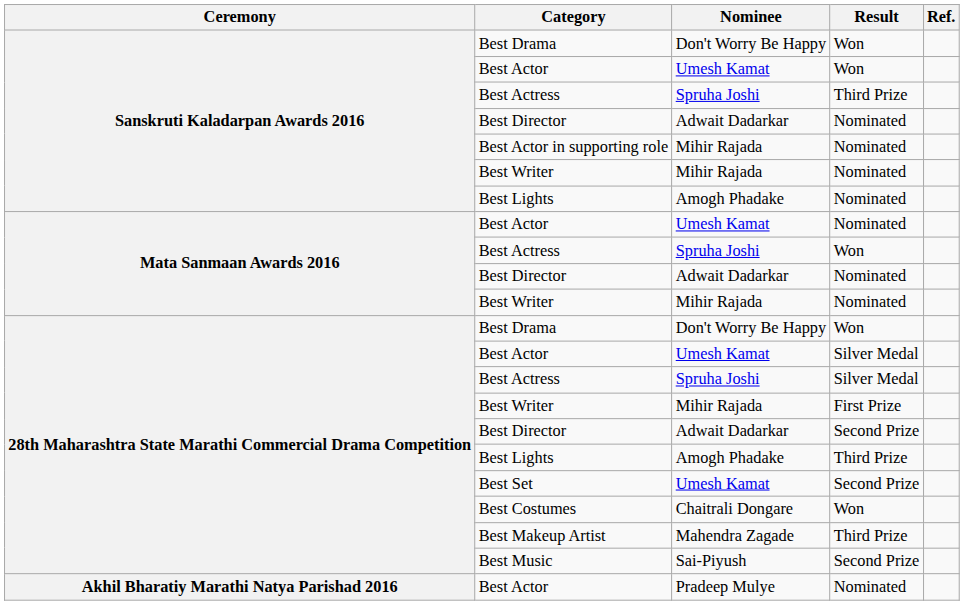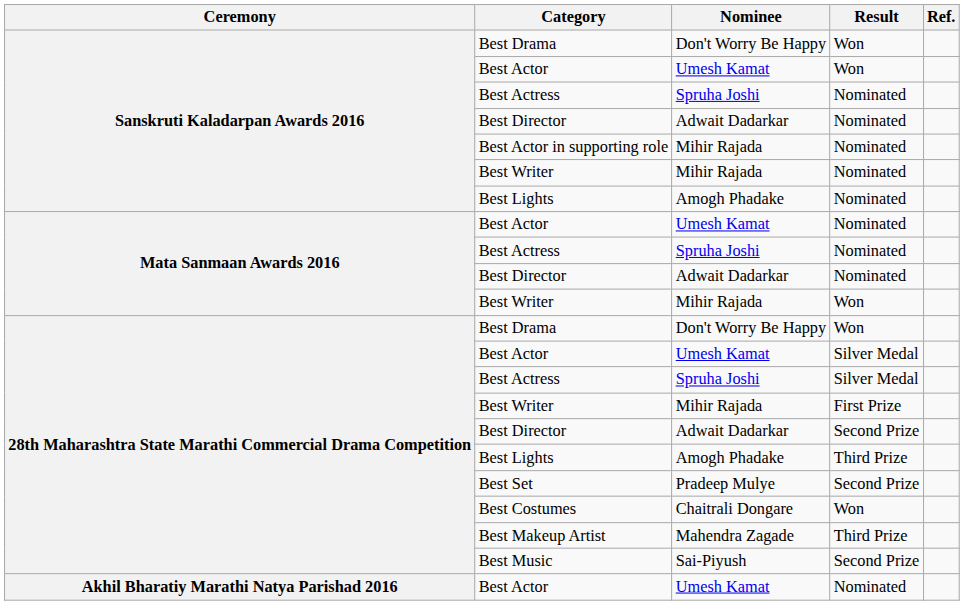(871, 95) Third Prize -> (870, 95) Nominated
(849, 250) Won -> (870, 250) Nominated
(870, 302) Nominated -> (849, 302) Won
(723, 483) Umesh Kamat -> (725, 483) Pradeep Mulye
(725, 586) Pradeep Mulye -> (723, 586) Umesh Kamat
